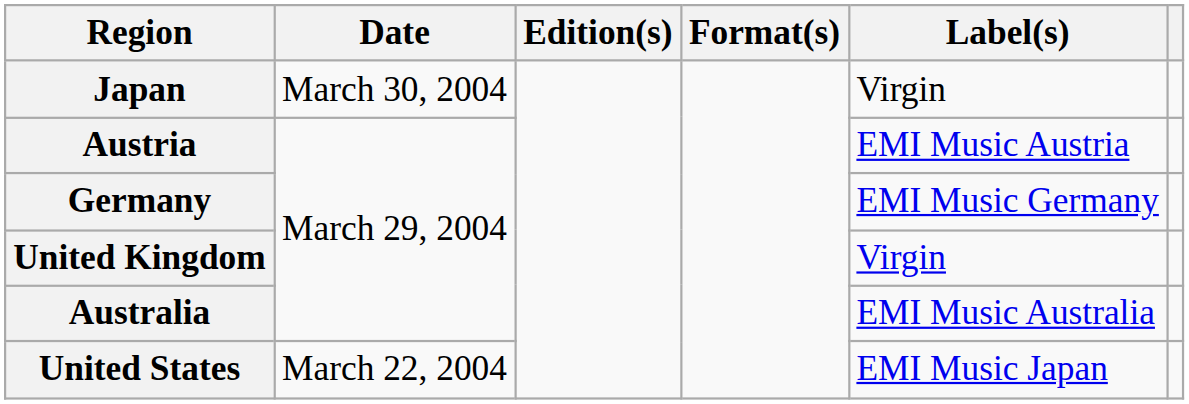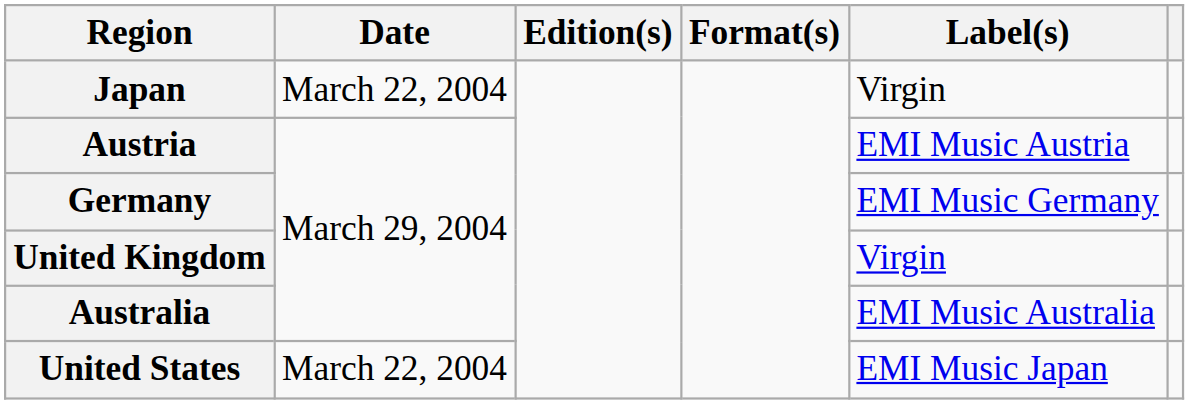(394, 88) March 30, 2004 -> (394, 88) March 22, 2004
